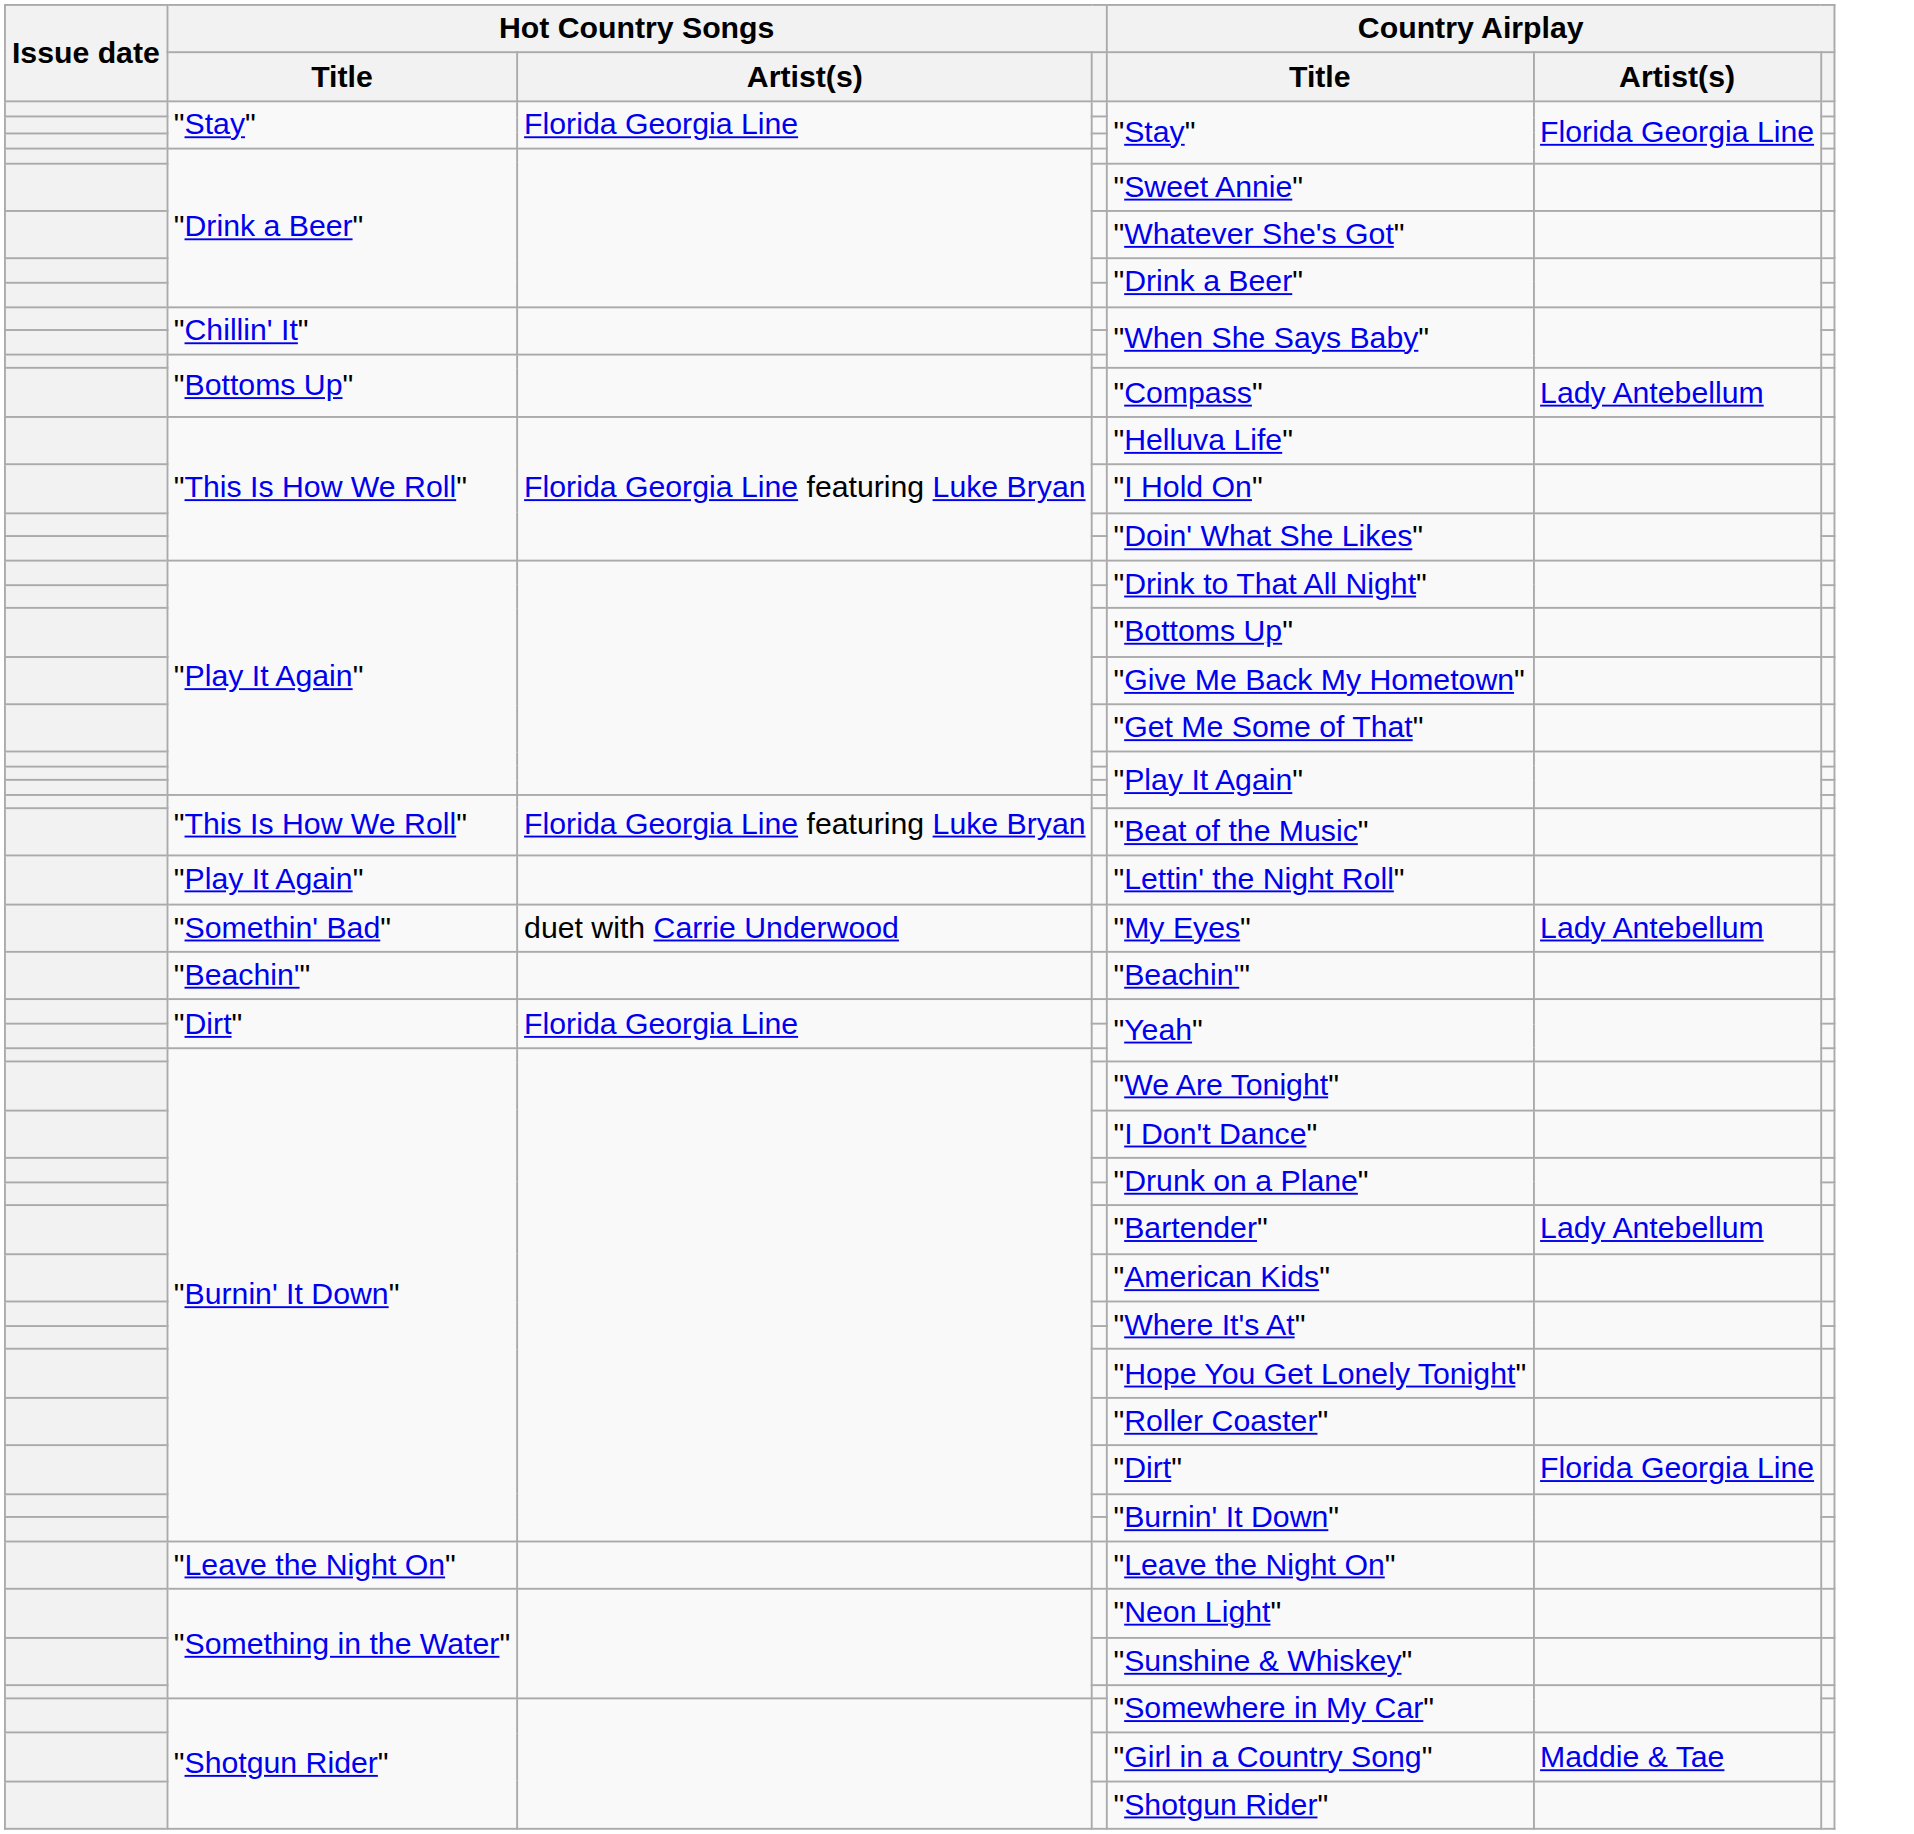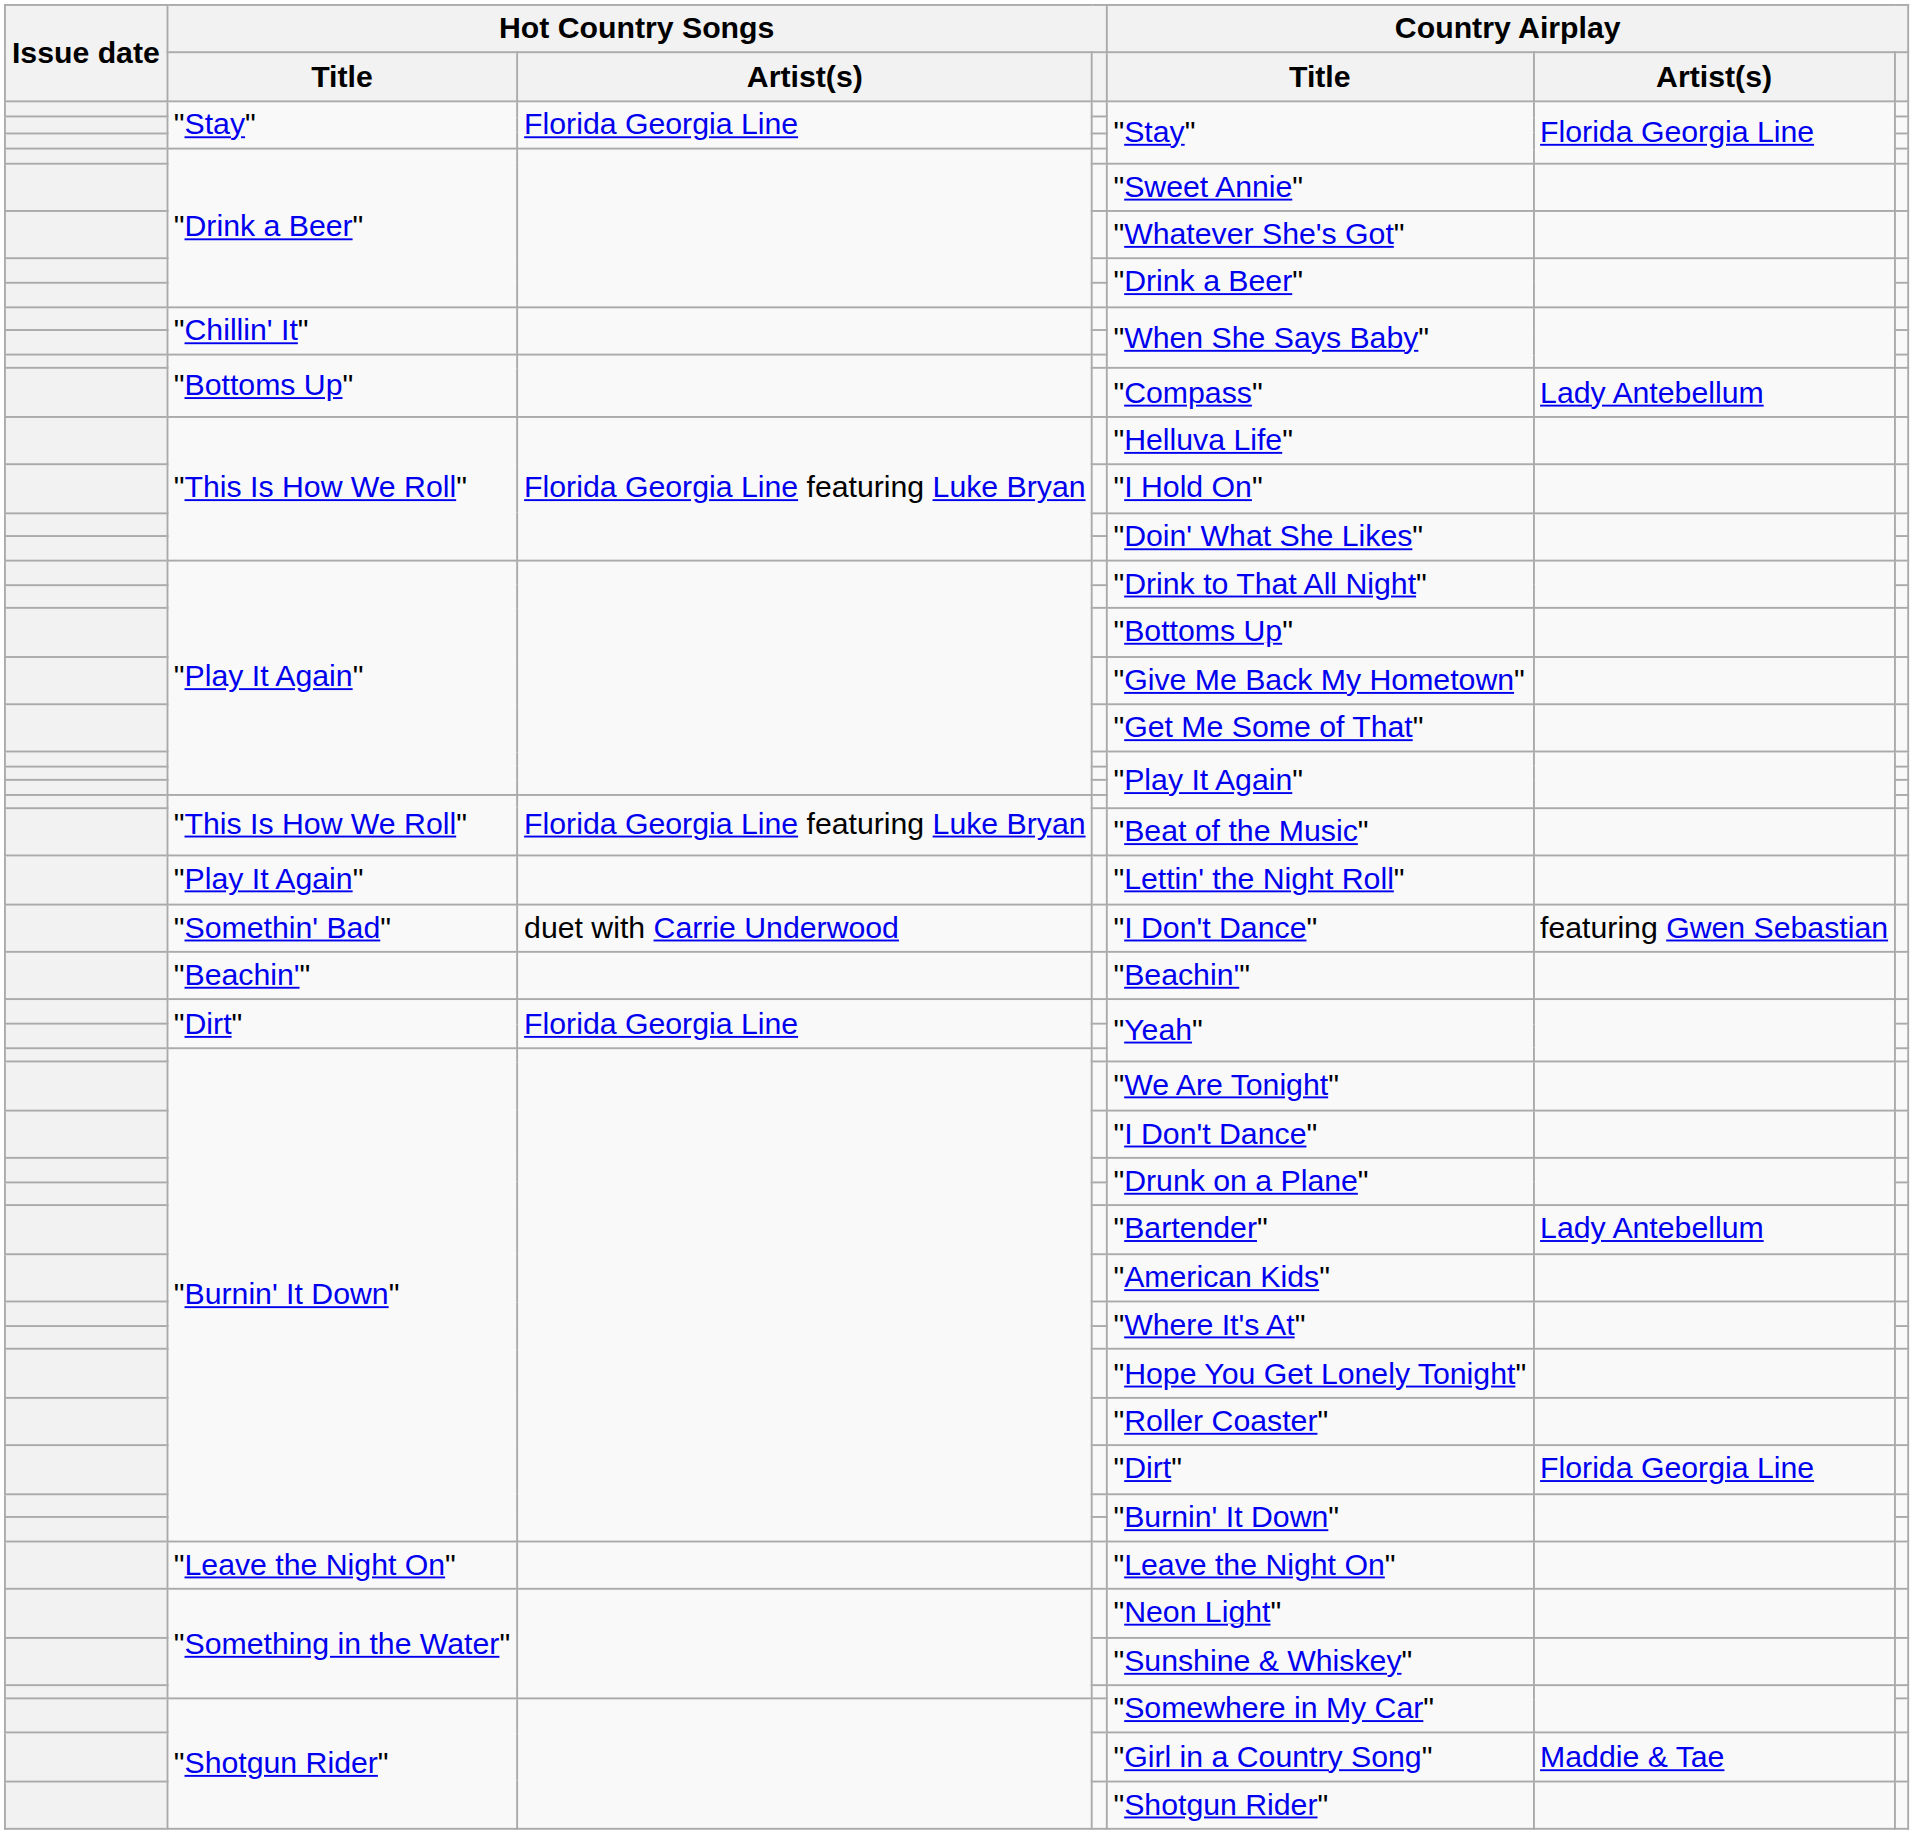(1182, 927) "My Eyes" -> (1215, 927) "I Don't Dance"
(1652, 927) Lady Antebellum -> (1714, 927) featuring Gwen Sebastian
